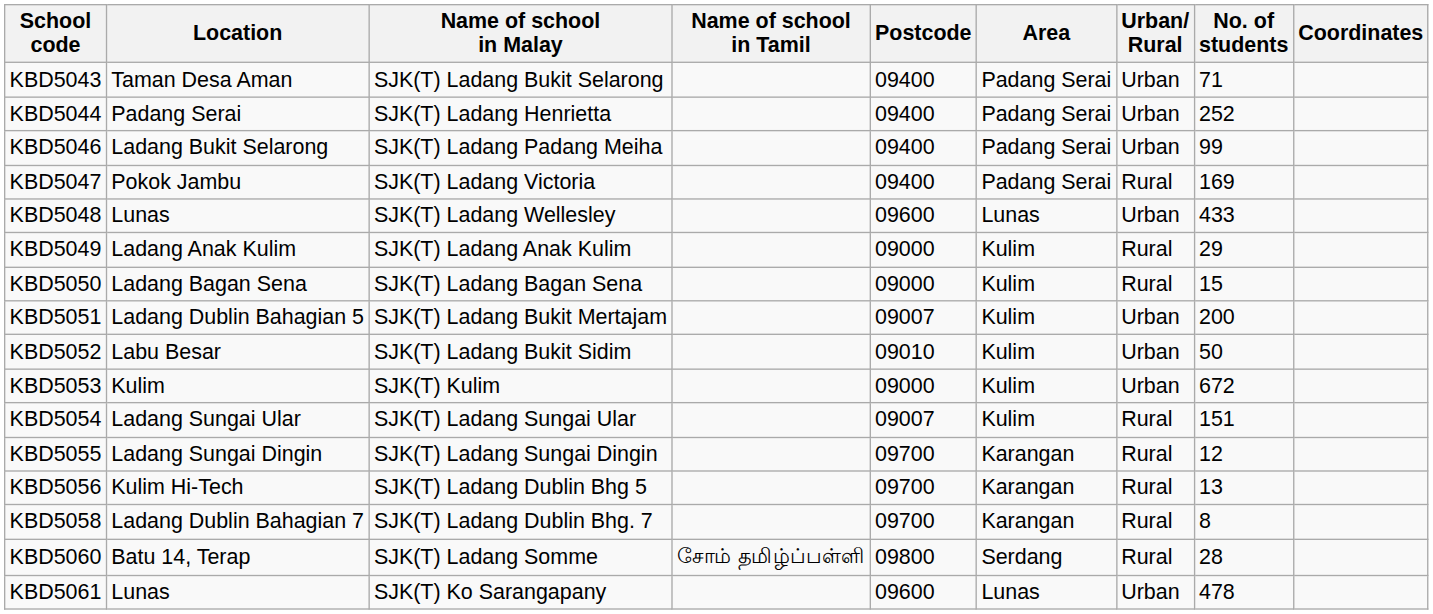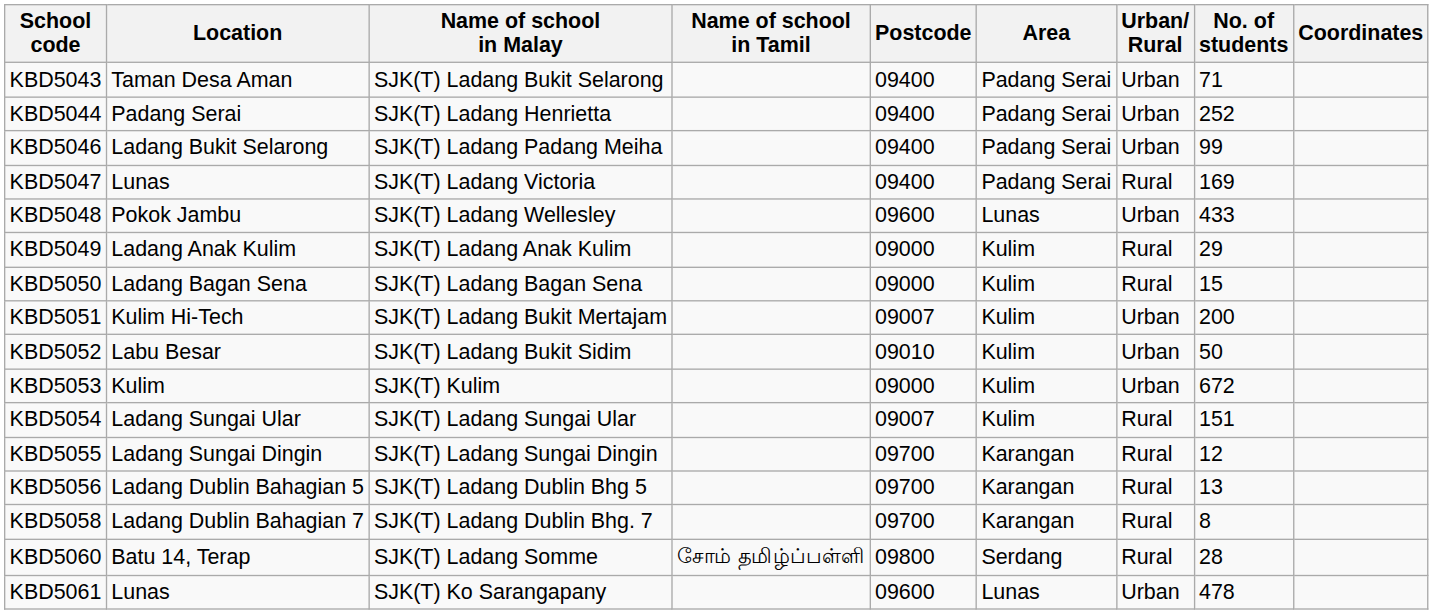(176, 181) Pokok Jambu -> (140, 181) Lunas
(140, 215) Lunas -> (176, 215) Pokok Jambu
(238, 317) Ladang Dublin Bahagian 5 -> (177, 317) Kulim Hi-Tech
(177, 487) Kulim Hi-Tech -> (238, 487) Ladang Dublin Bahagian 5
